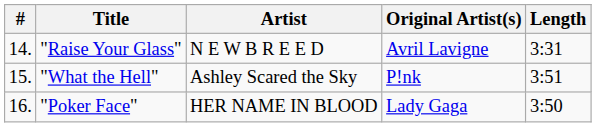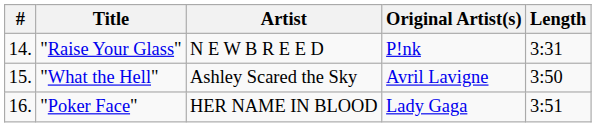(437, 48) Avril Lavigne -> (404, 48) P!nk
(404, 77) P!nk -> (437, 77) Avril Lavigne
(546, 77) 3:51 -> (546, 77) 3:50
(546, 106) 3:50 -> (546, 106) 3:51
